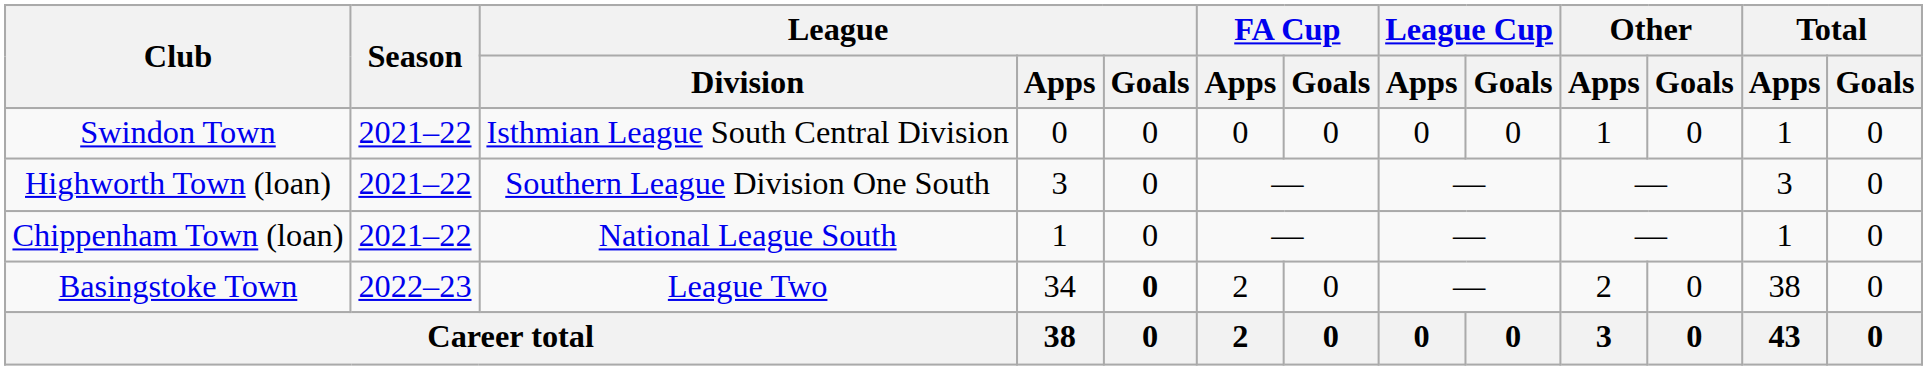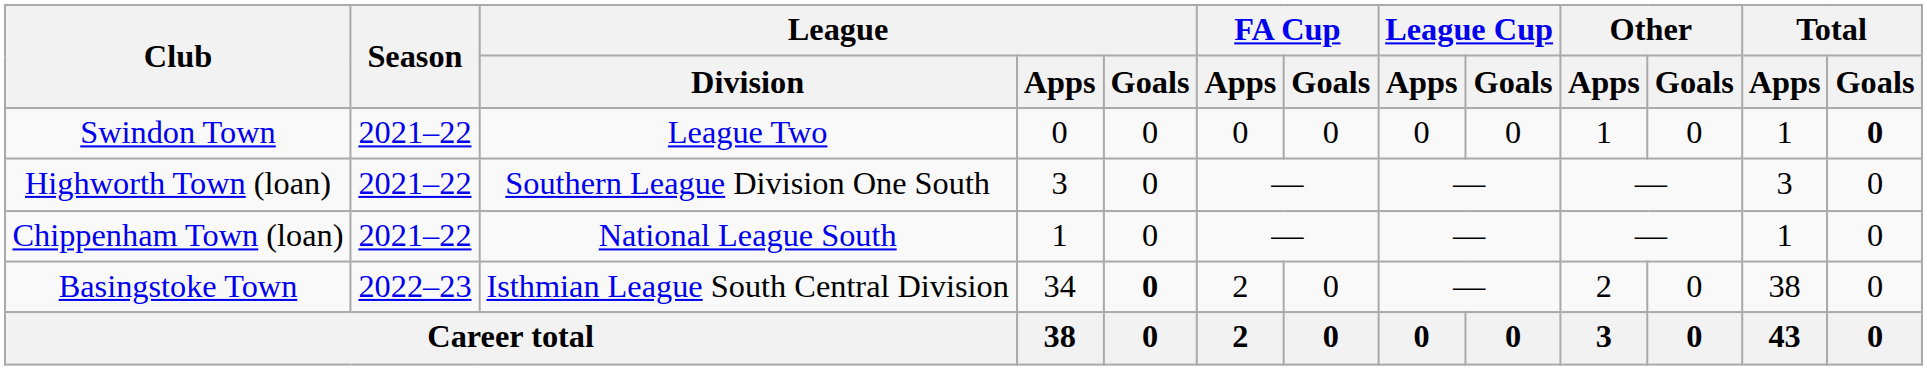(748, 132) Isthmian League South Central Division -> (748, 132) League Two
(1875, 132) normal -> (1875, 132) bold
(748, 286) League Two -> (748, 286) Isthmian League South Central Division
